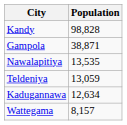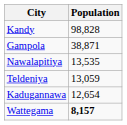(85, 95) 12,634 -> (85, 95) 12,654
(83, 111) normal -> (83, 111) bold
